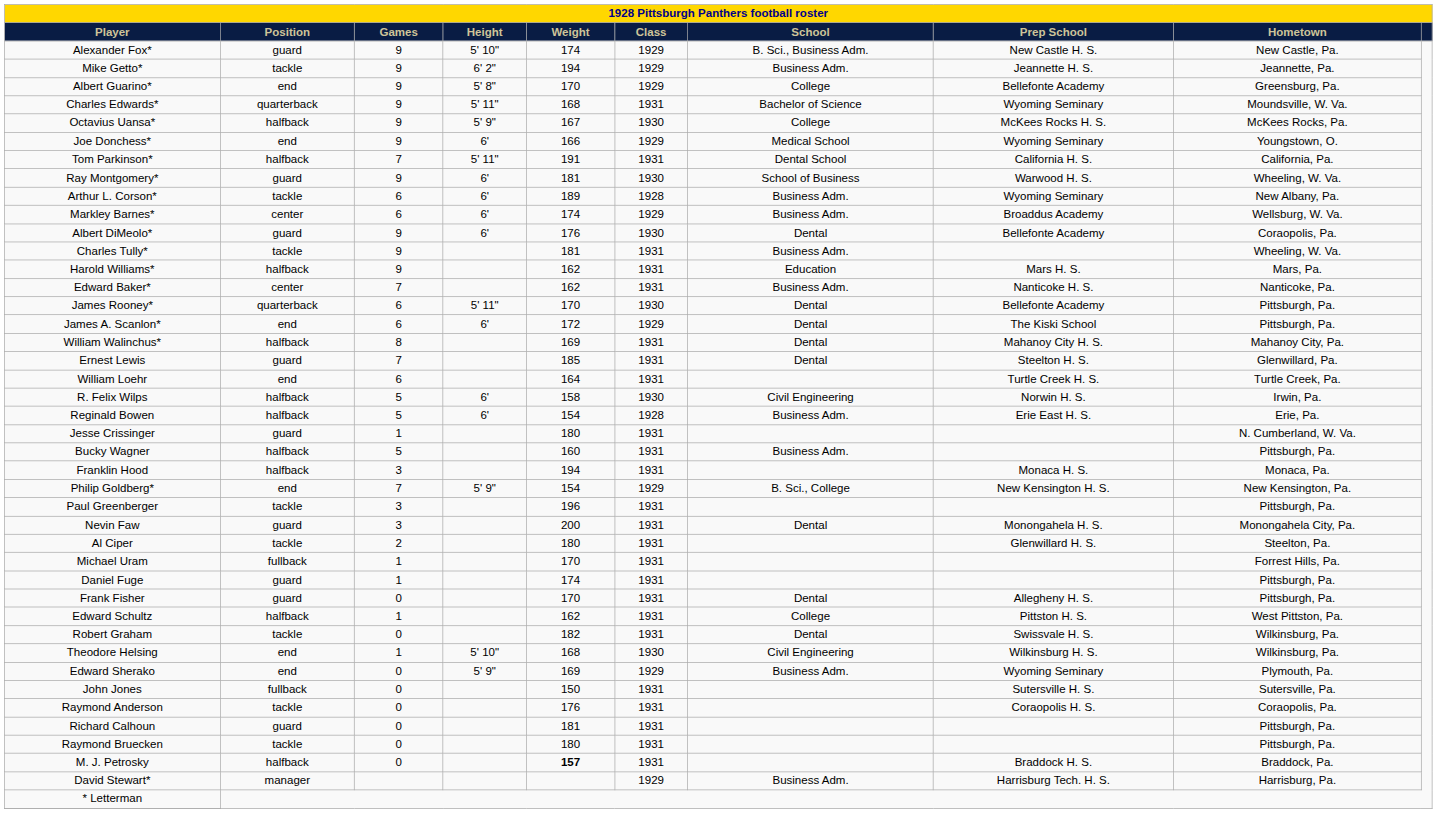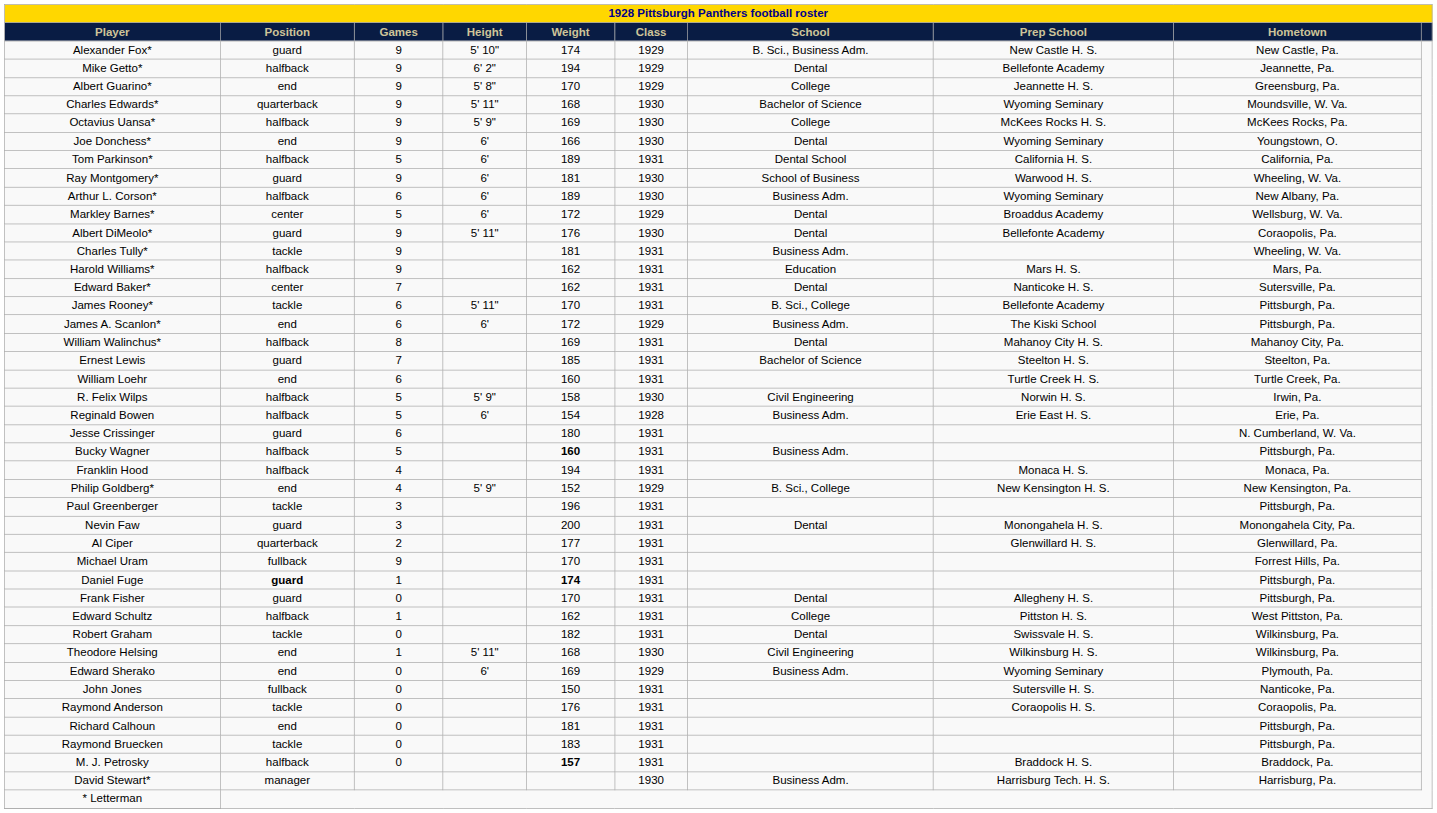(287, 68) tackle -> (287, 68) halfback
(811, 68) Business Adm. -> (811, 68) Dental
(1053, 68) Jeannette H. S. -> (1053, 68) Bellefonte Academy
(1053, 86) Bellefonte Academy -> (1053, 86) Jeannette H. S.
(651, 104) 1931 -> (651, 104) 1930
(571, 123) 167 -> (571, 123) 169
(651, 141) 1929 -> (651, 141) 1930
(811, 141) Medical School -> (811, 141) Dental
(399, 159) 7 -> (399, 159) 5
(485, 159) 5' 11" -> (485, 159) 6'
(571, 159) 191 -> (571, 159) 189
(287, 196) tackle -> (287, 196) halfback
(651, 196) 1928 -> (651, 196) 1930
(399, 214) 6 -> (399, 214) 5
(571, 214) 174 -> (571, 214) 172
(811, 214) Business Adm. -> (811, 214) Dental
(485, 232) 6' -> (485, 232) 5' 11"
(811, 287) Business Adm. -> (811, 287) Dental
(1297, 287) Nanticoke, Pa. -> (1297, 287) Sutersville, Pa.
(287, 305) quarterback -> (287, 305) tackle
(651, 305) 1930 -> (651, 305) 1931
(811, 305) Dental -> (811, 305) B. Sci., College
(811, 324) Dental -> (811, 324) Business Adm.
(811, 360) Dental -> (811, 360) Bachelor of Science
(1297, 360) Glenwillard, Pa. -> (1297, 360) Steelton, Pa.
(571, 379) 164 -> (571, 379) 160
(485, 397) 6' -> (485, 397) 5' 9"
(399, 433) 1 -> (399, 433) 6
(571, 452) normal -> (571, 452) bold
(399, 470) 3 -> (399, 470) 4
(399, 488) 7 -> (399, 488) 4
(571, 488) 154 -> (571, 488) 152
(287, 543) tackle -> (287, 543) quarterback
(571, 543) 180 -> (571, 543) 177
(1297, 543) Steelton, Pa. -> (1297, 543) Glenwillard, Pa.
(399, 561) 1 -> (399, 561) 9
(287, 580) normal -> (287, 580) bold
(571, 580) normal -> (571, 580) bold
(485, 653) 5' 10" -> (485, 653) 5' 11"
(485, 671) 5' 9" -> (485, 671) 6'
(1297, 689) Sutersville, Pa. -> (1297, 689) Nanticoke, Pa.
(287, 726) guard -> (287, 726) end
(571, 744) 180 -> (571, 744) 183
(651, 780) 1929 -> (651, 780) 1930
